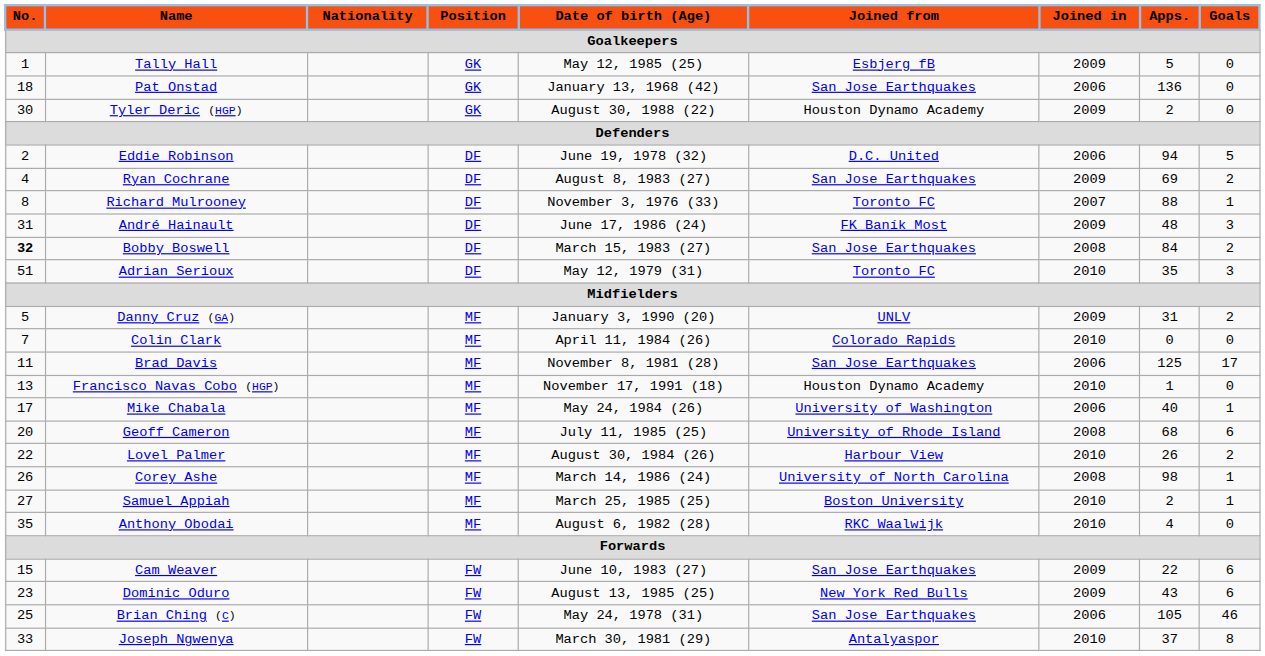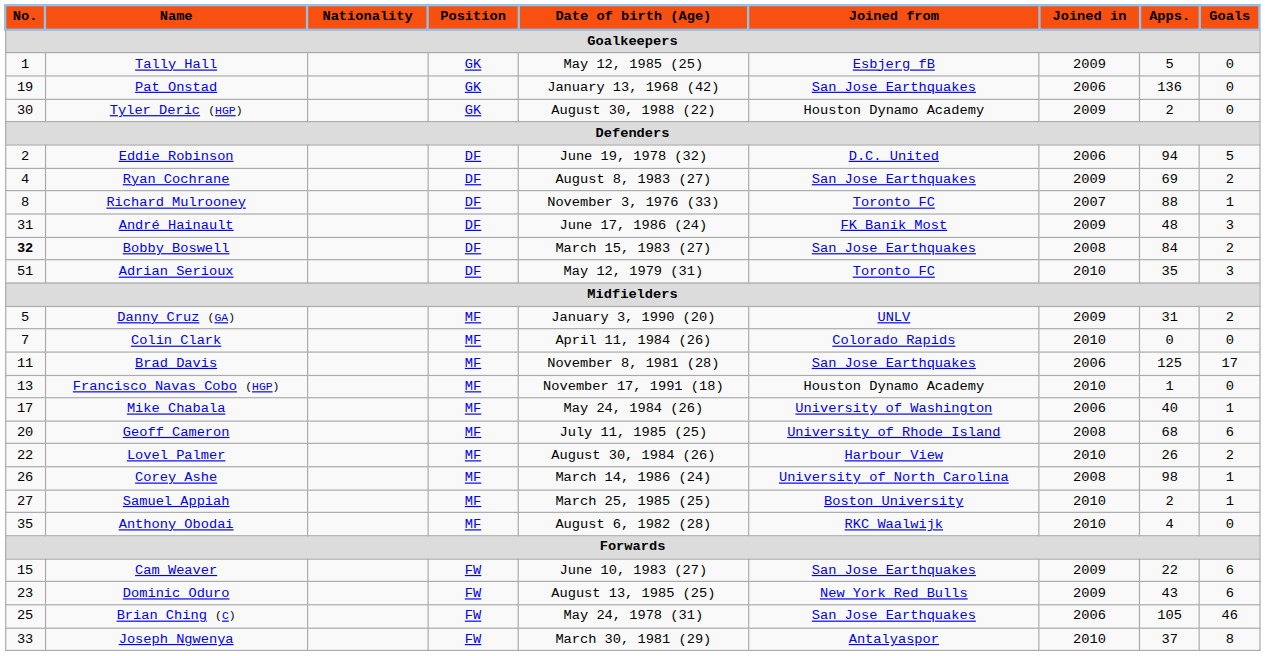(25, 87) 18 -> (25, 87) 19
